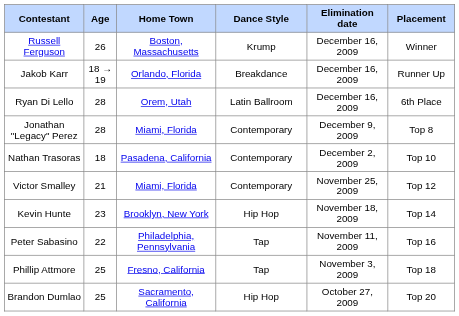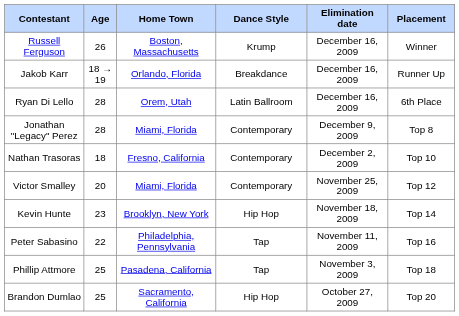(166, 158) Pasadena, California -> (166, 158) Fresno, California
(100, 186) 21 -> (100, 186) 20
(166, 269) Fresno, California -> (166, 269) Pasadena, California
